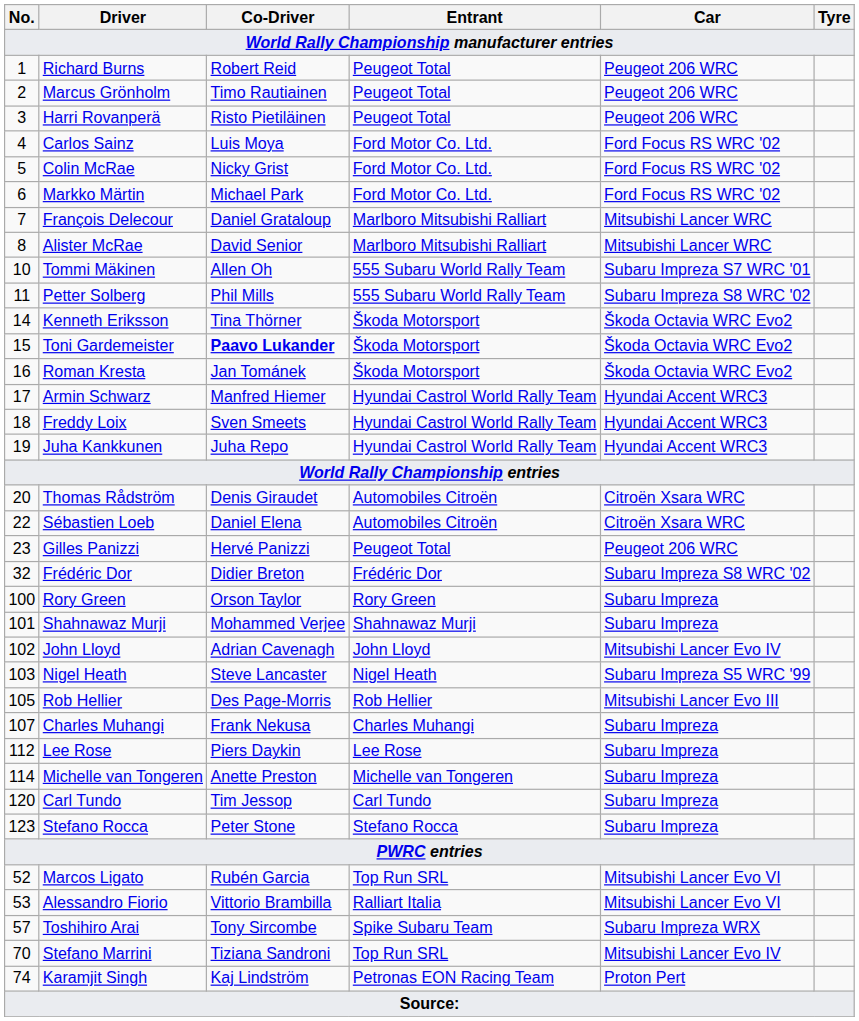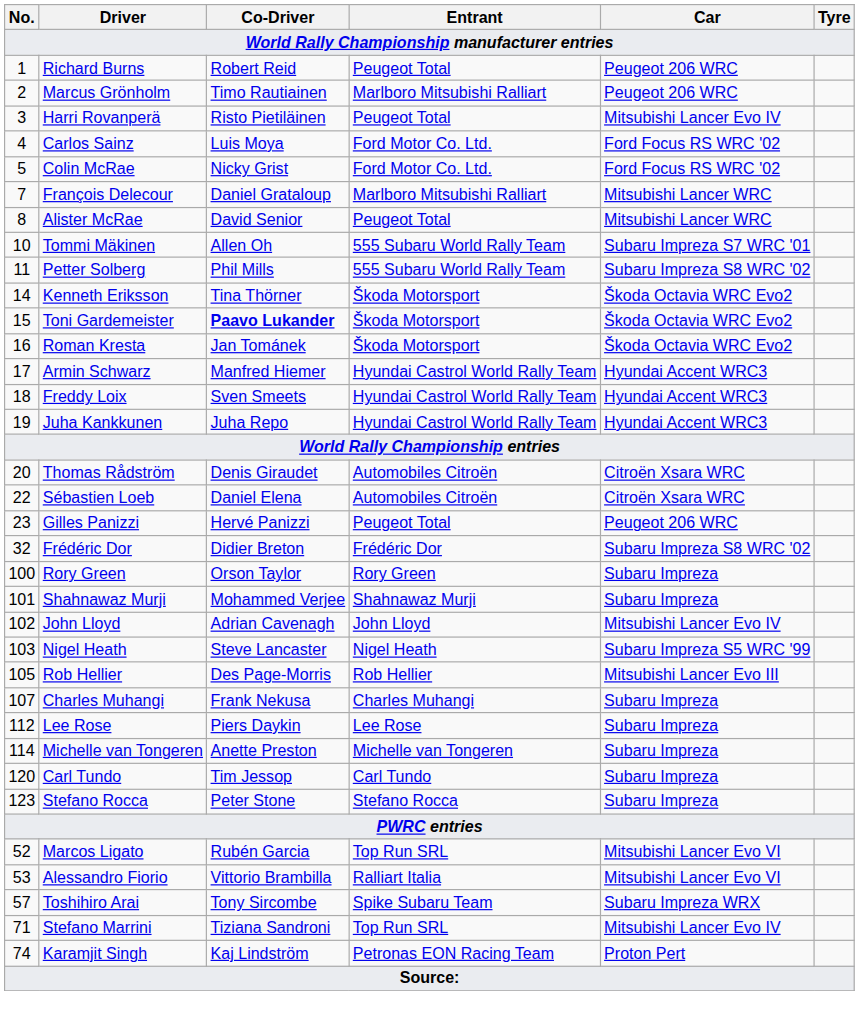(402, 93) Peugeot Total -> (450, 93) Marlboro Mitsubishi Ralliart
(671, 118) Peugeot 206 WRC -> (692, 118) Mitsubishi Lancer Evo IV
- row: (94, 194)
(450, 244) Marlboro Mitsubishi Ralliart -> (402, 219) Peugeot Total
(22, 953) 70 -> (22, 927) 71
